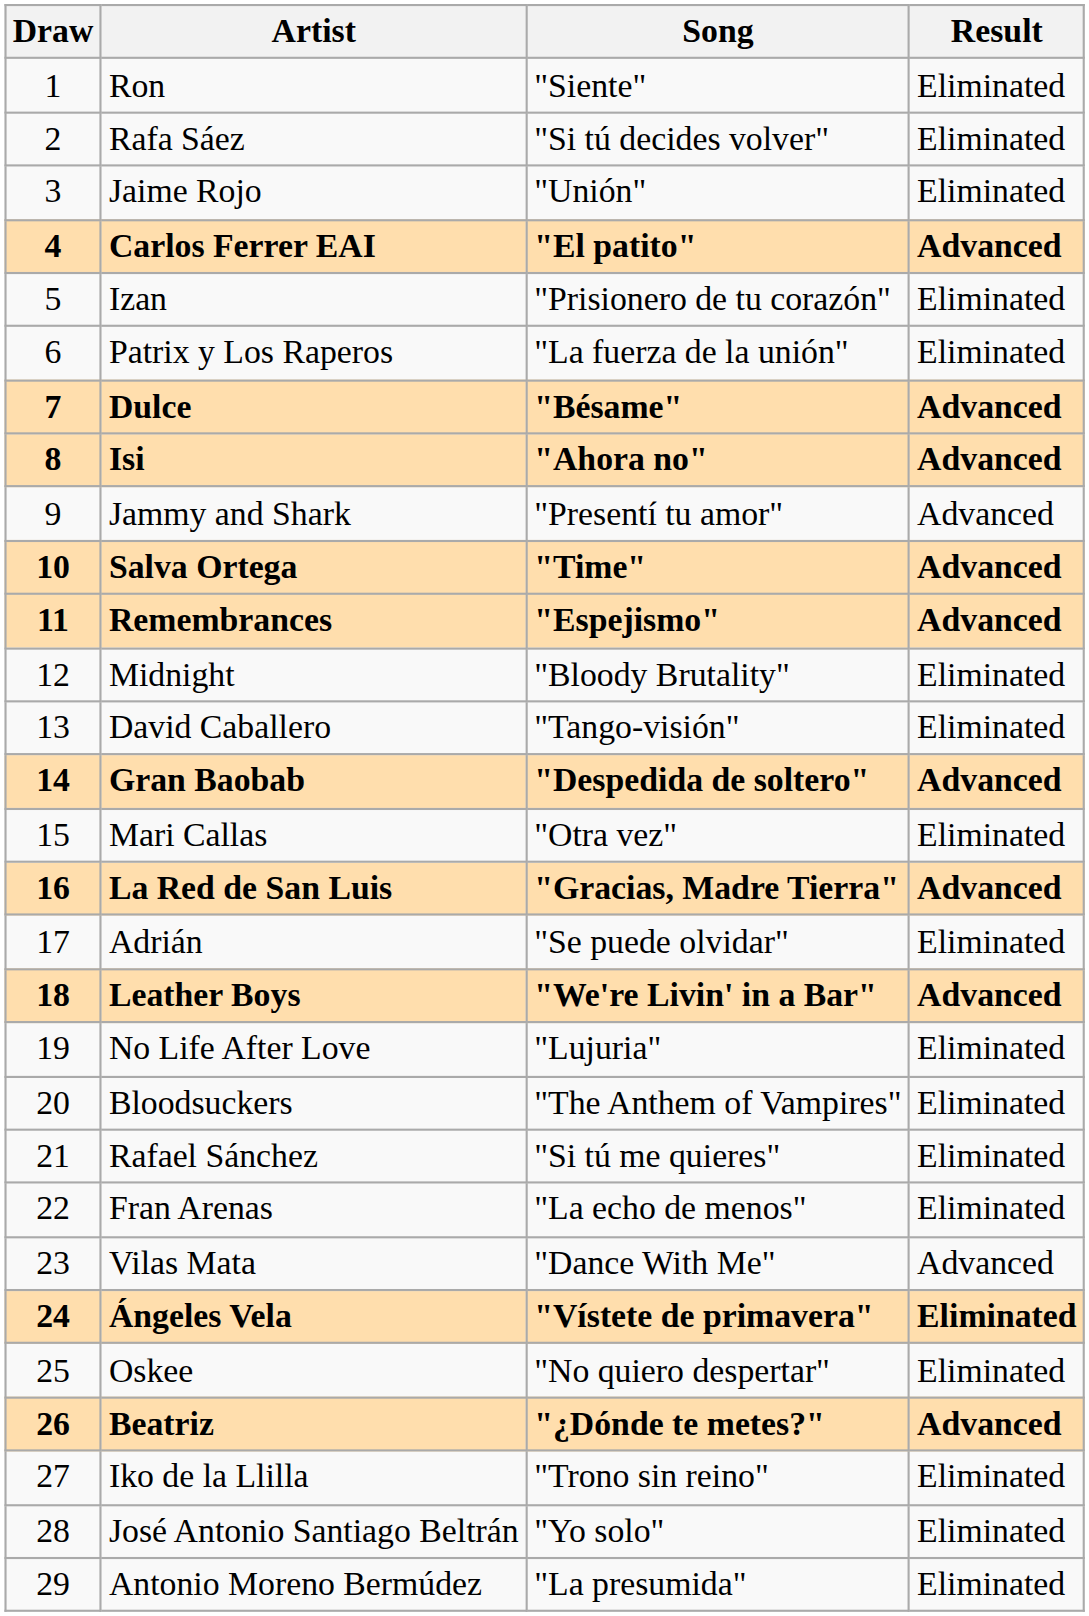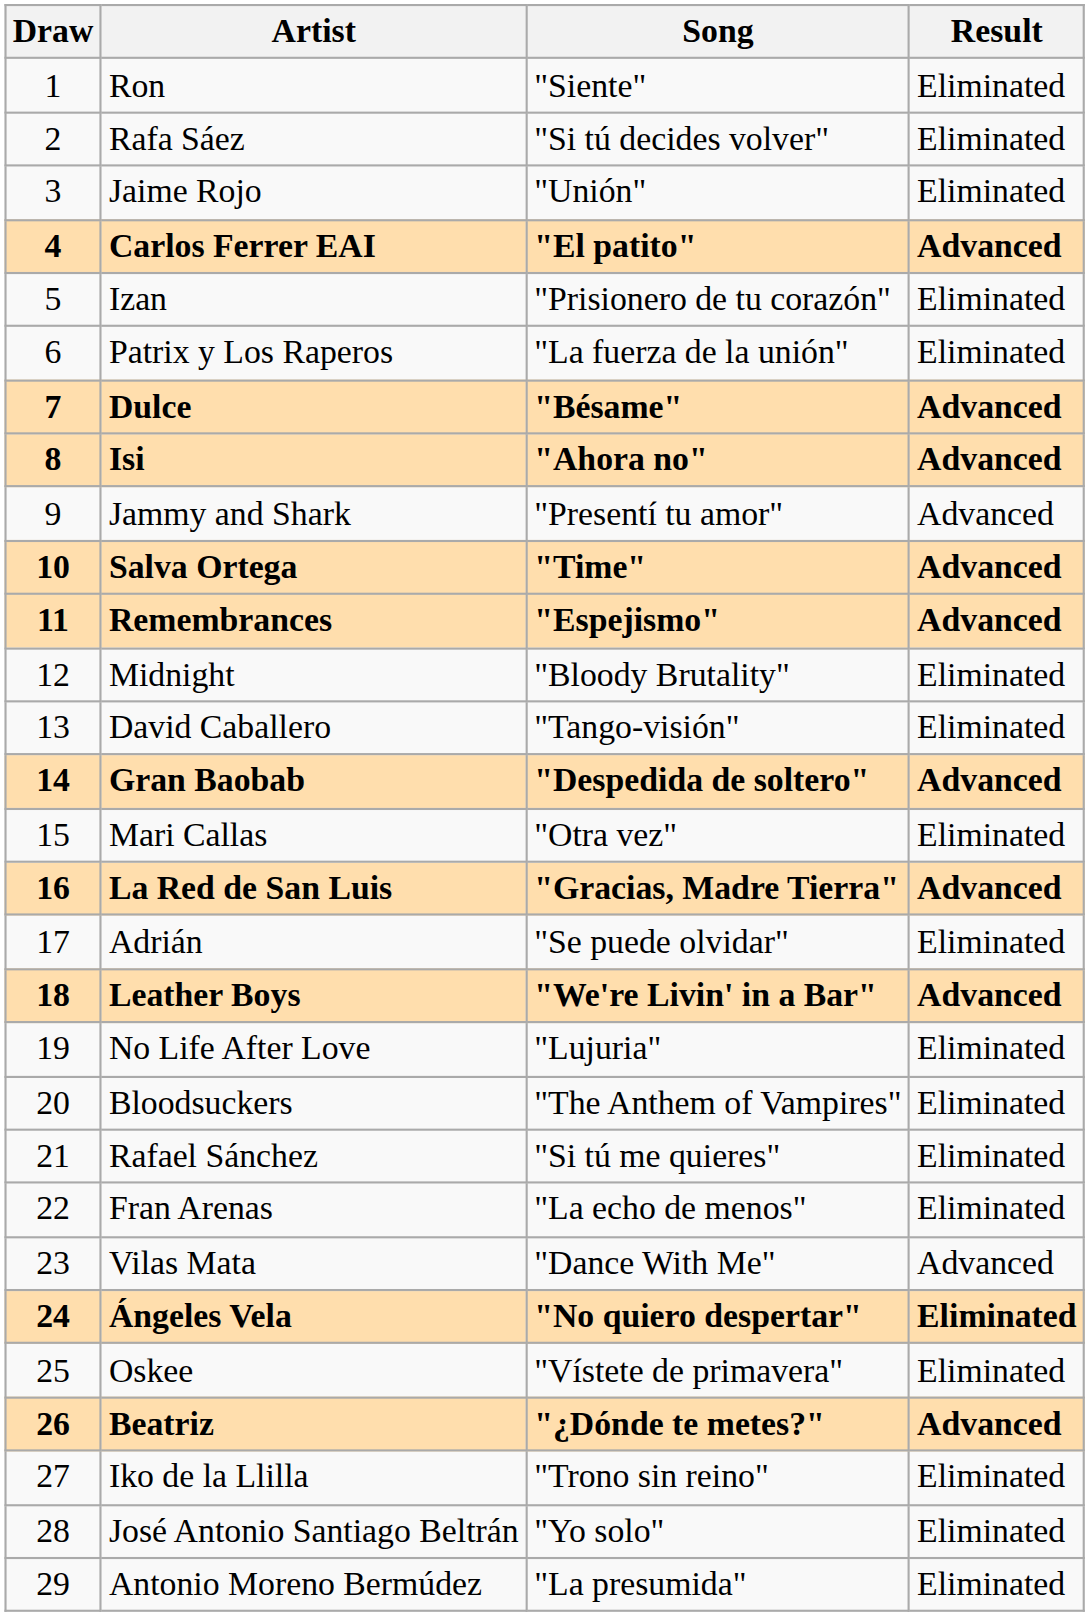(704, 1316) "Vístete de primavera" -> (698, 1316) "No quiero despertar"
(682, 1369) "No quiero despertar" -> (689, 1369) "Vístete de primavera"
